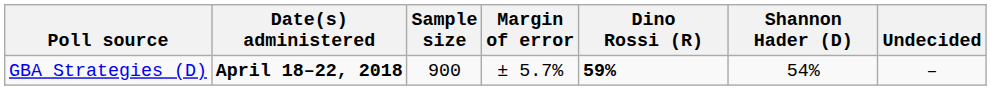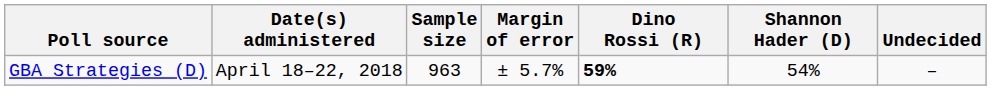(309, 71) bold -> (309, 71) normal
(445, 71) 900 -> (445, 71) 963
